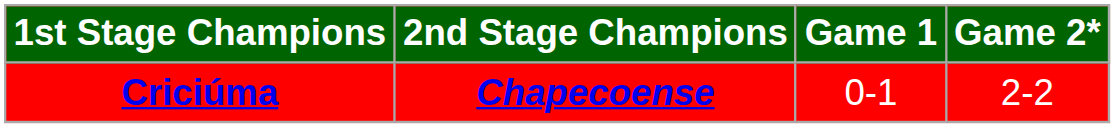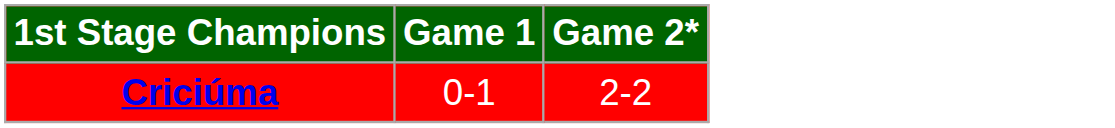- column: (595, 33)
